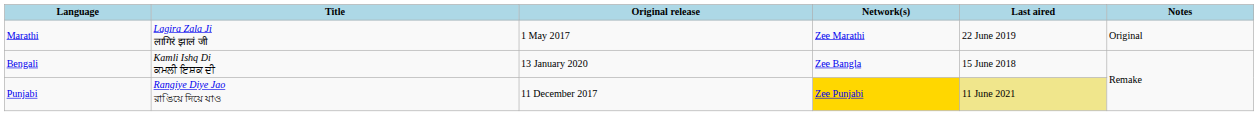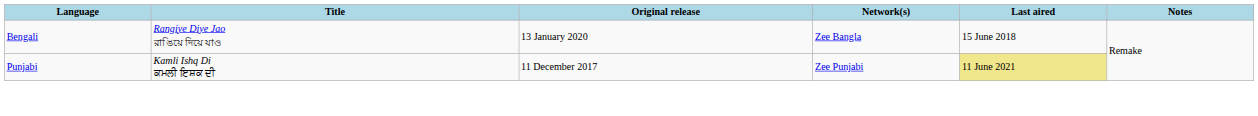- row: (23, 35)
(184, 63) Kamli Ishq Di ਕਮਲੀ ਇਸ਼ਕ ਦੀ -> (189, 35) Rangiye Diye Jao রাঙিয়ে দিয়ে যাও
(189, 92) Rangiye Diye Jao রাঙিয়ে দিয়ে যাও -> (184, 67) Kamli Ishq Di ਕਮਲੀ ਇਸ਼ਕ ਦੀ
(839, 94) gold background -> (839, 67) no background
